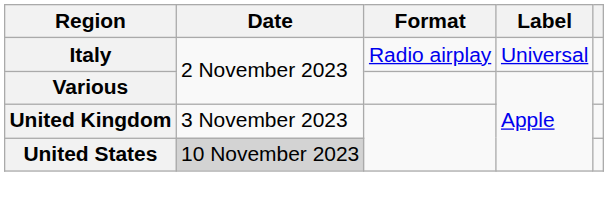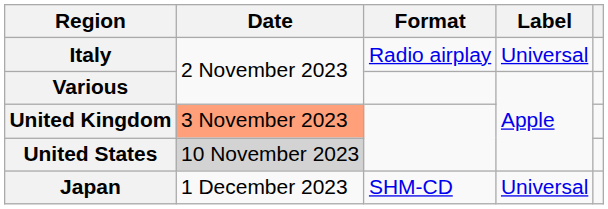(264, 120) no background -> (264, 120) lightsalmon background
+ row: (90, 187)
